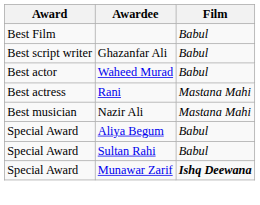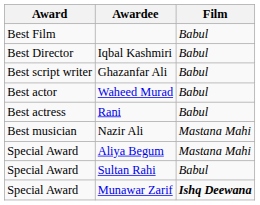+ row: (135, 53)
(215, 92) Mastana Mahi -> (193, 111) Babul
(193, 131) Babul -> (215, 151) Mastana Mahi
